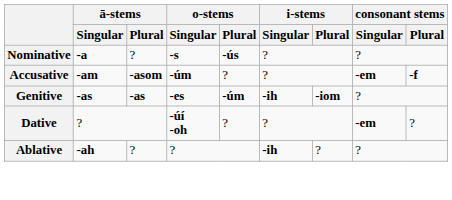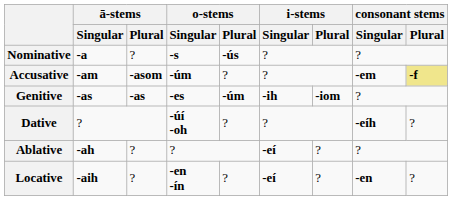(414, 75) no background -> (414, 75) khaki background
(366, 123) -em -> (366, 123) -eíh
(270, 150) -ih -> (269, 150) -eí
+ row: (39, 178)
